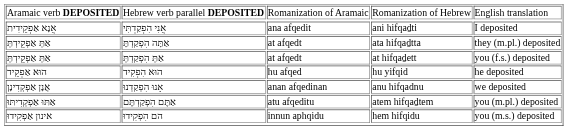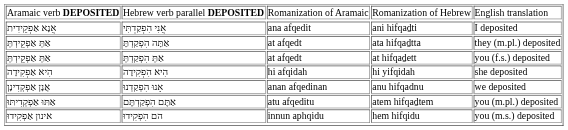- row: (143, 72)
+ row: (146, 72)
